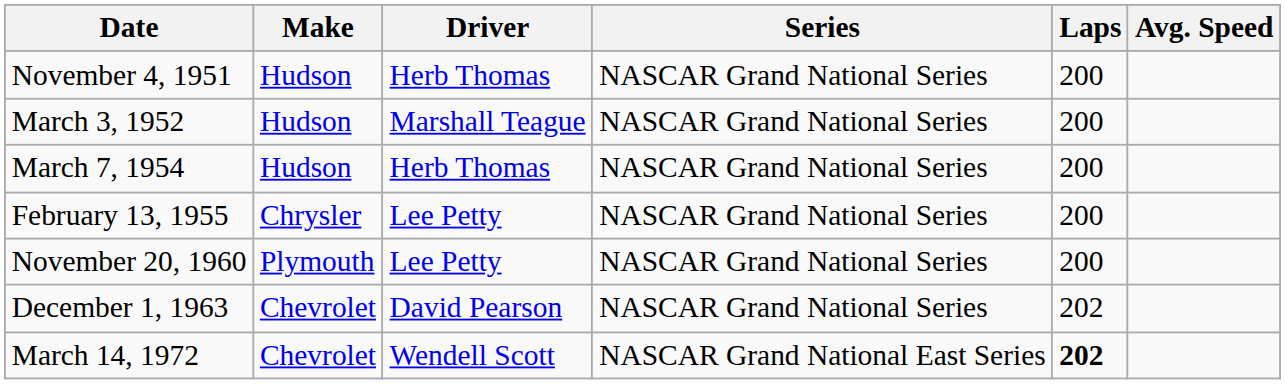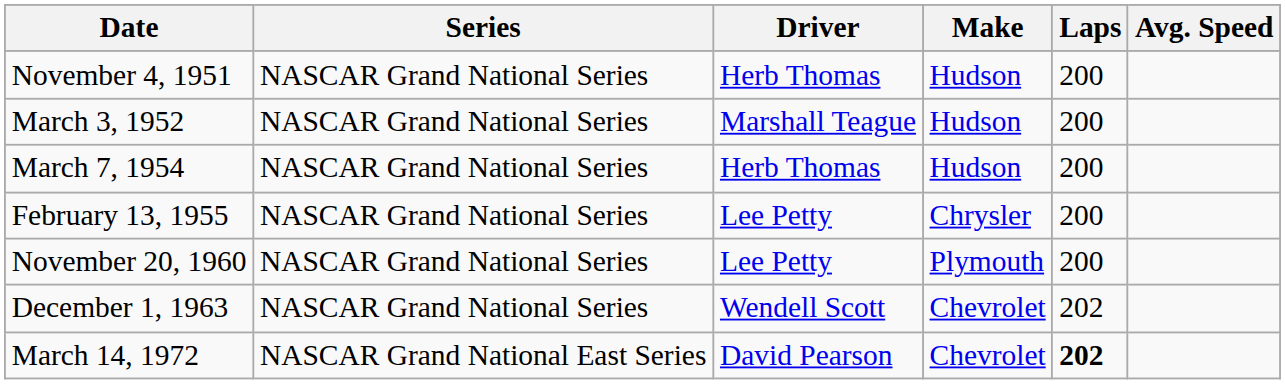columns swapped: (822, 27) <-> (318, 27)
(476, 307) David Pearson -> (803, 307) Wendell Scott
(472, 354) Wendell Scott -> (806, 354) David Pearson
